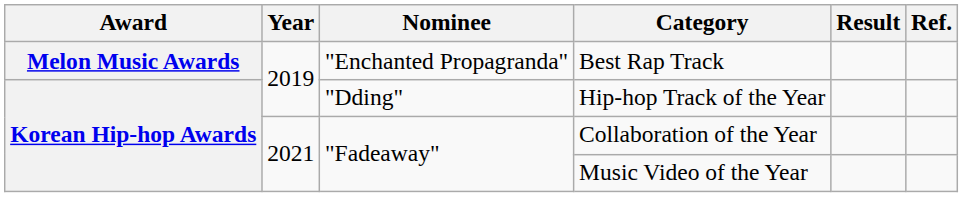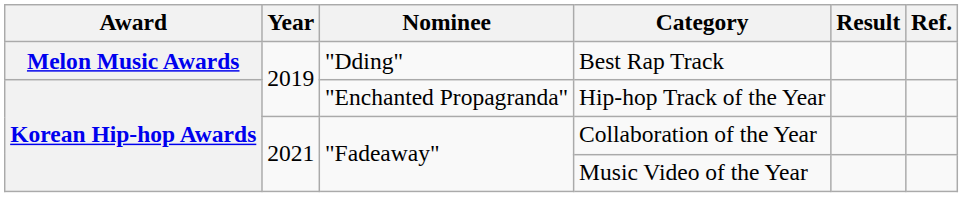(447, 60) "Enchanted Propagranda" -> (364, 60) "Dding"
(364, 97) "Dding" -> (447, 97) "Enchanted Propagranda"
